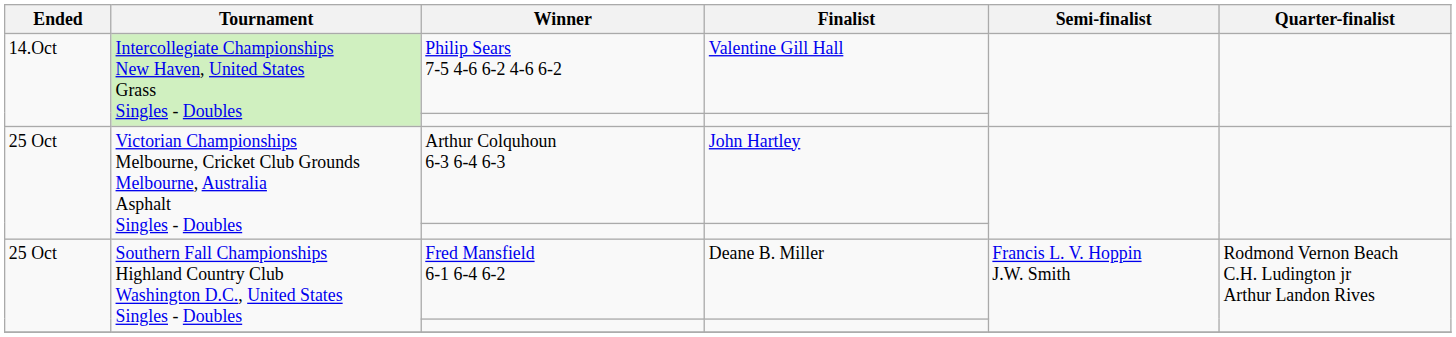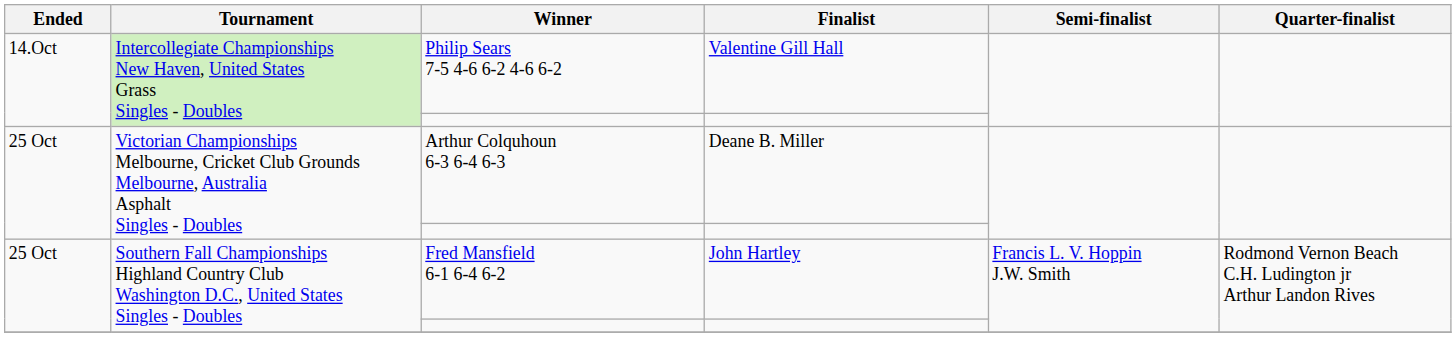(755, 140) John Hartley -> (766, 140) Deane B. Miller
(766, 253) Deane B. Miller -> (755, 253) John Hartley
